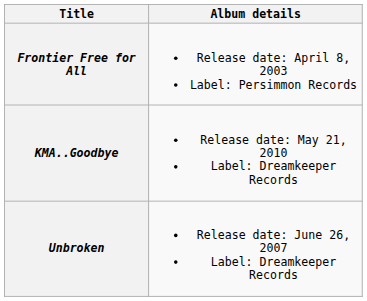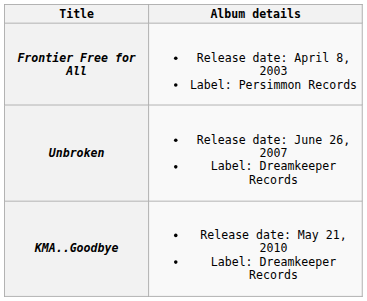rows swapped: (77, 248) <-> (77, 153)
